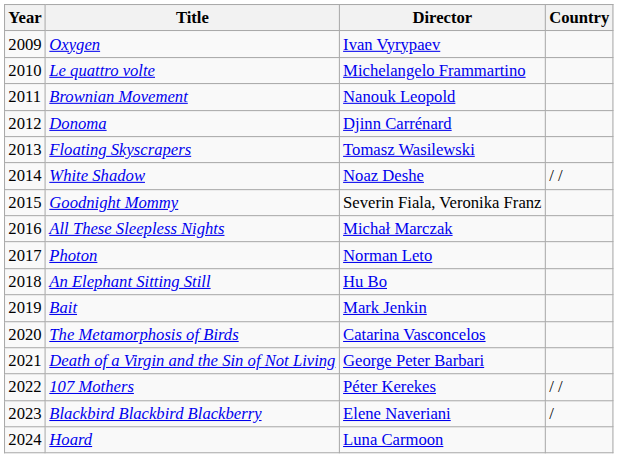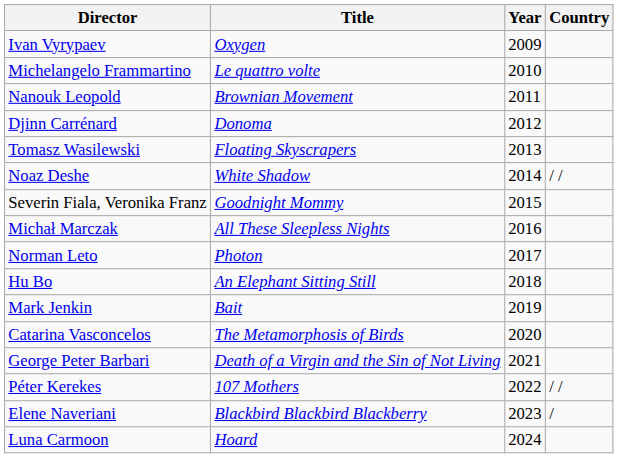columns swapped: (25, 17) <-> (442, 17)
